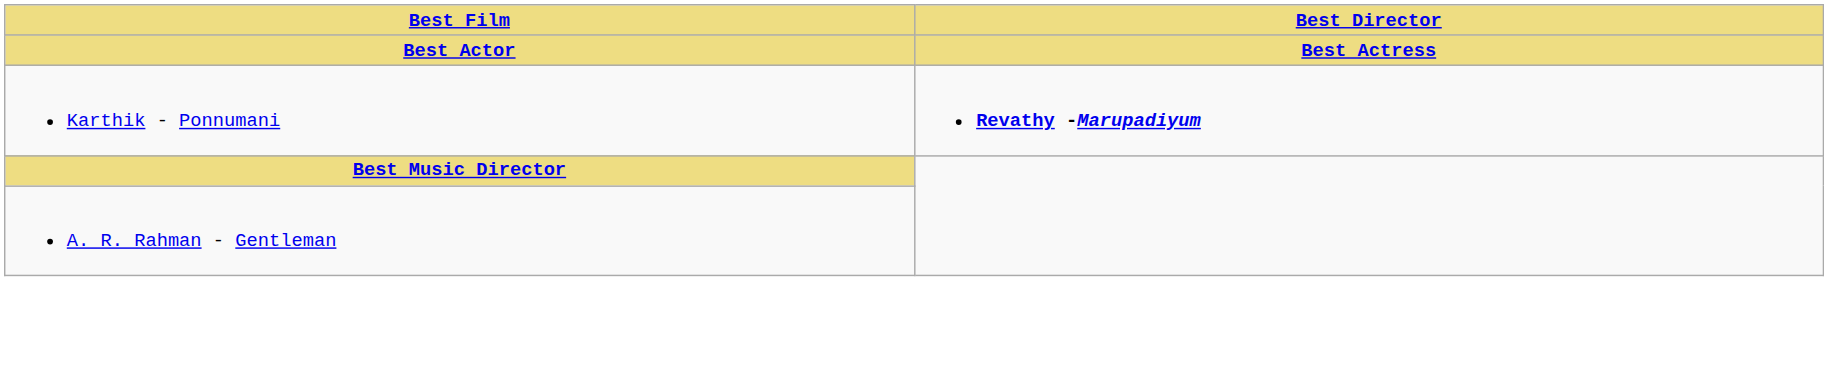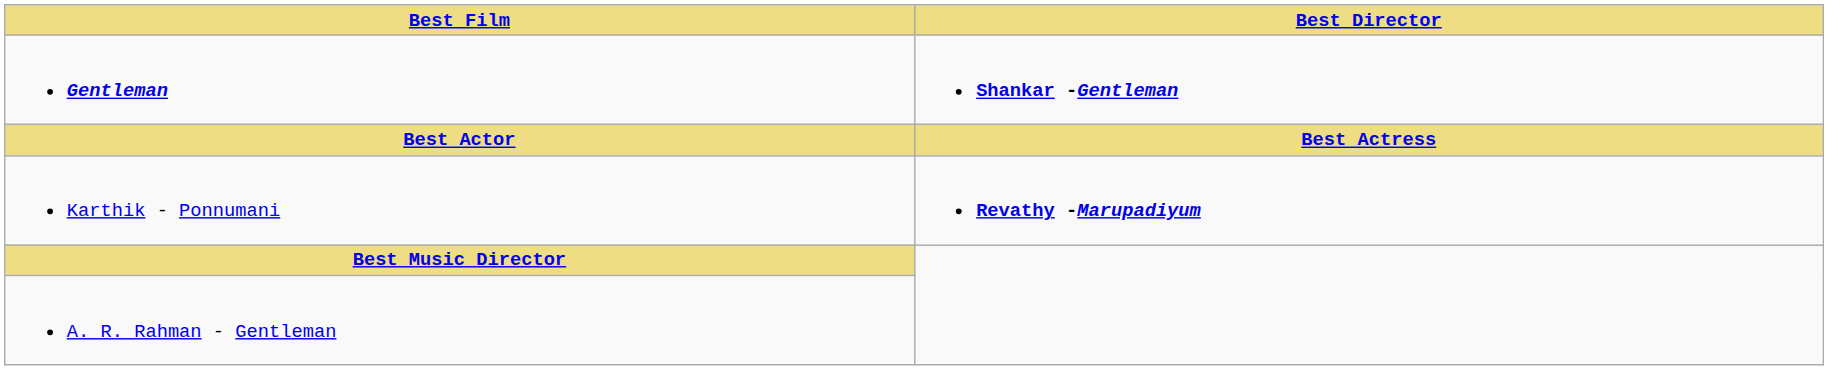+ row: (459, 91)
